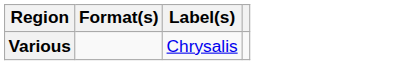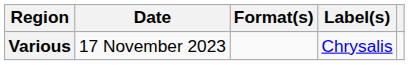+ column: (152, 18)
